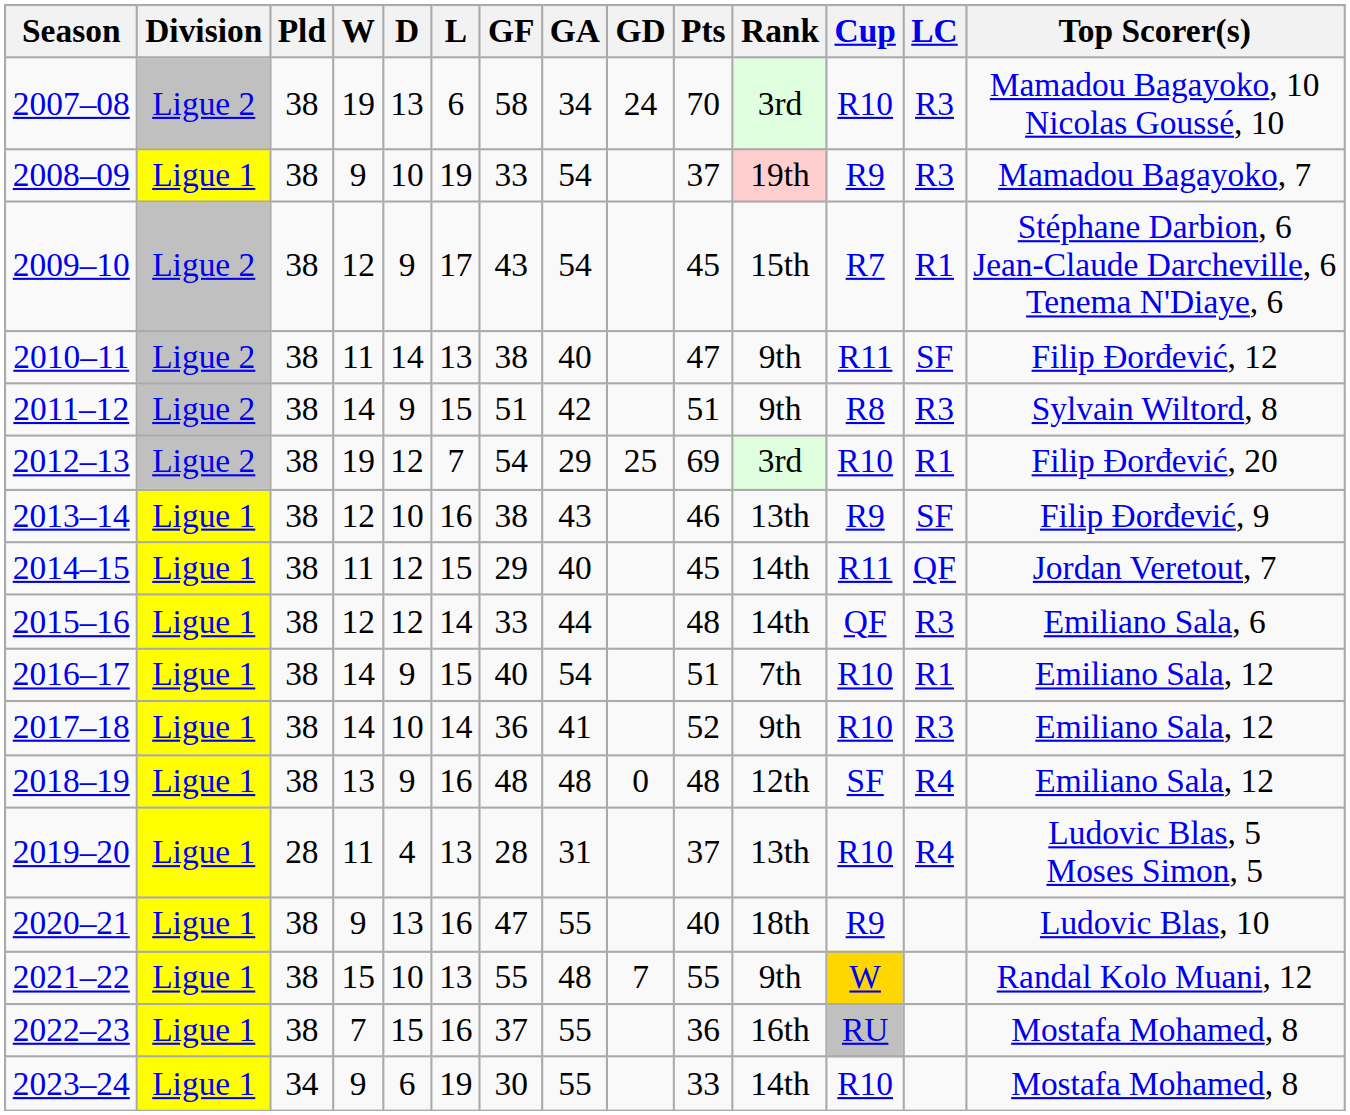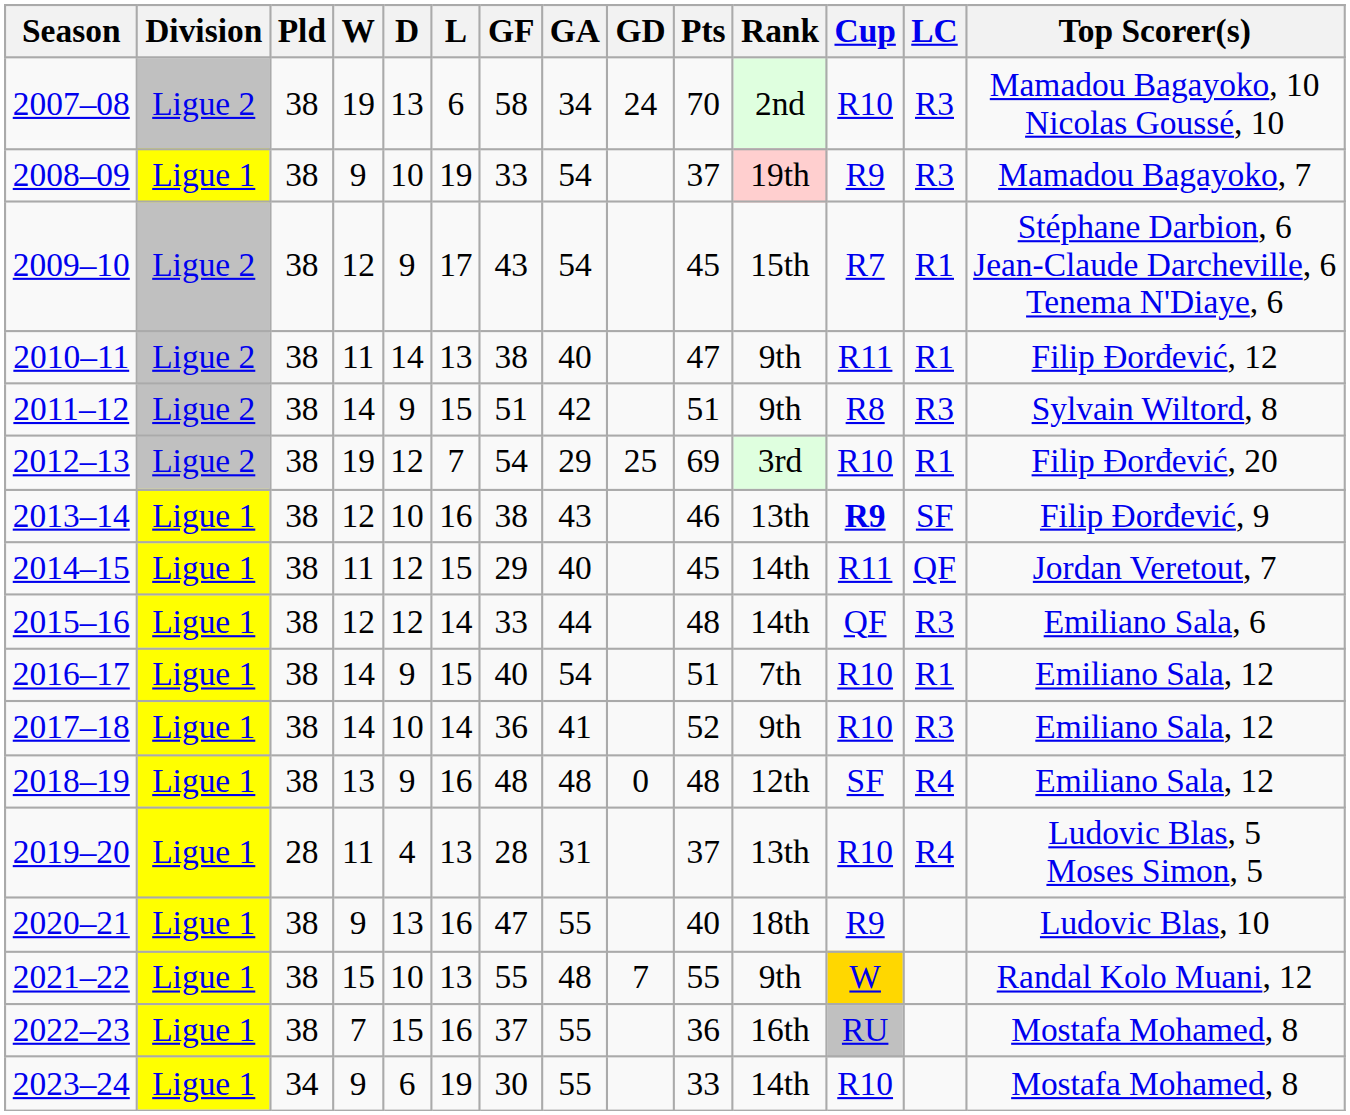(780, 102) 3rd -> (780, 102) 2nd
(934, 356) SF -> (934, 356) R1
(865, 515) normal -> (865, 515) bold
